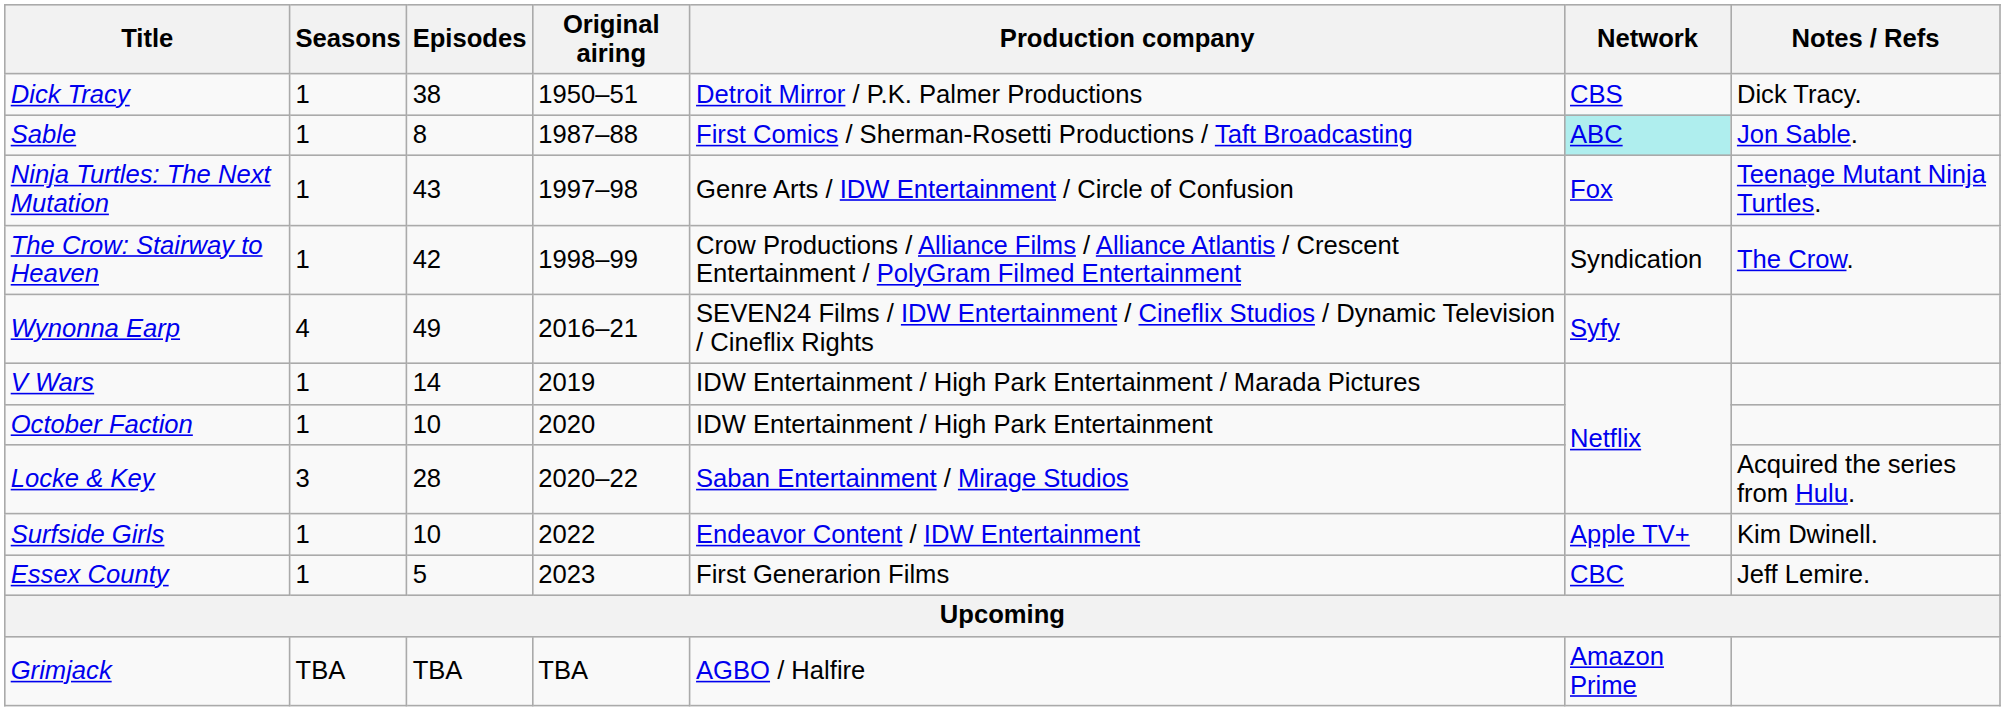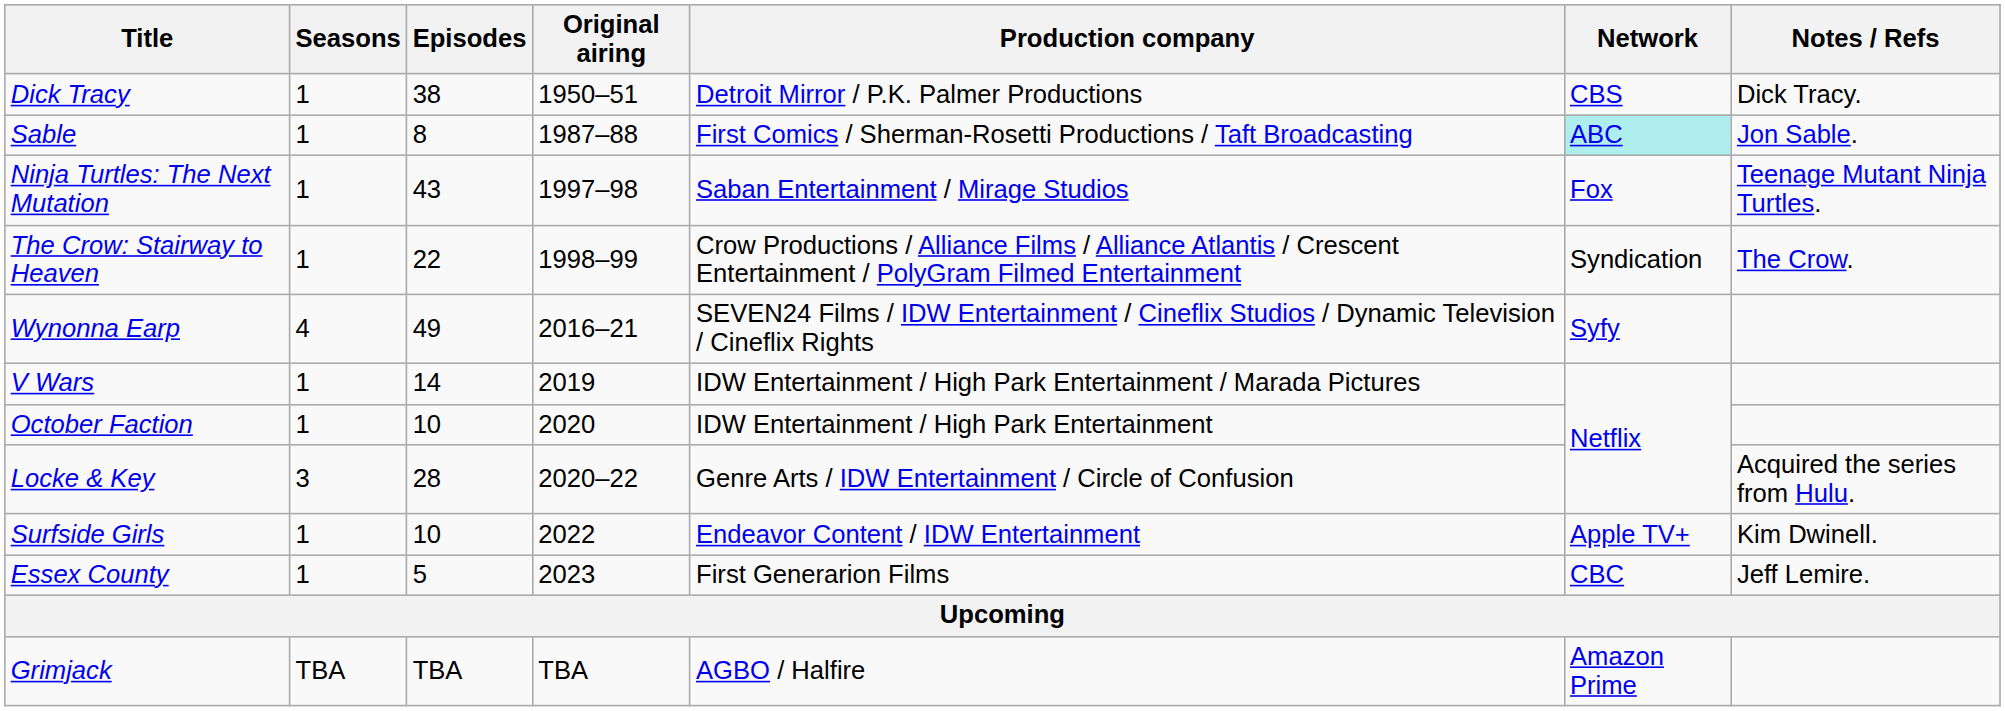(995, 189) Genre Arts / IDW Entertainment / Circle of Confusion -> (912, 189) Saban Entertainment / Mirage Studios
(427, 259) 42 -> (427, 259) 22
(912, 479) Saban Entertainment / Mirage Studios -> (995, 479) Genre Arts / IDW Entertainment / Circle of Confusion
